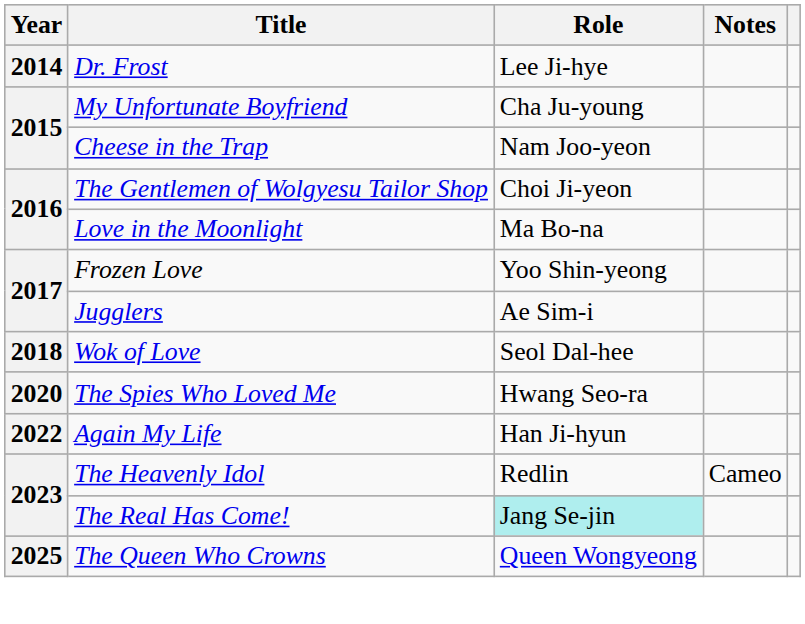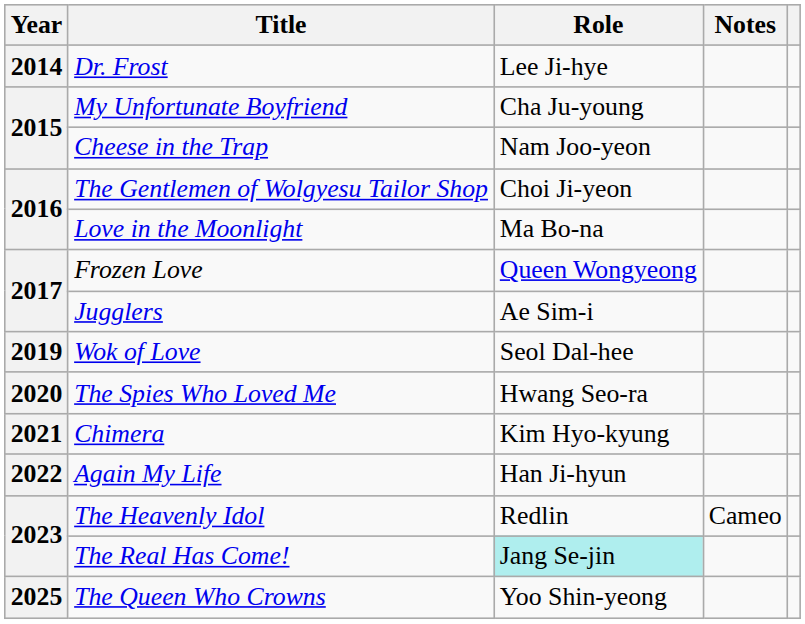(583, 270) Yoo Shin-yeong -> (598, 270) Queen Wongyeong
(37, 351) 2018 -> (37, 351) 2019
+ row: (119, 433)
(598, 556) Queen Wongyeong -> (583, 596) Yoo Shin-yeong
